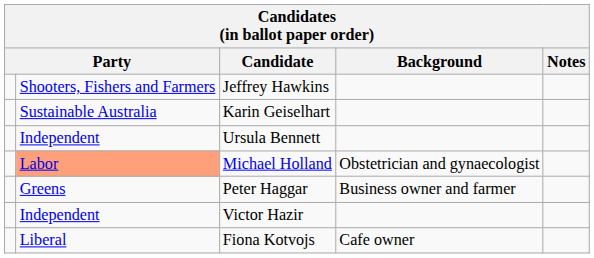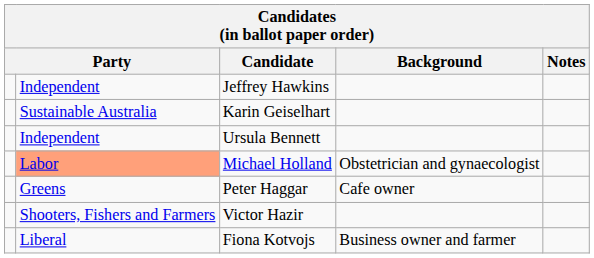(118, 86) Shooters, Fishers and Farmers -> (60, 86) Independent
(428, 189) Business owner and farmer -> (377, 189) Cafe owner
(60, 214) Independent -> (118, 214) Shooters, Fishers and Farmers
(377, 240) Cafe owner -> (428, 240) Business owner and farmer
